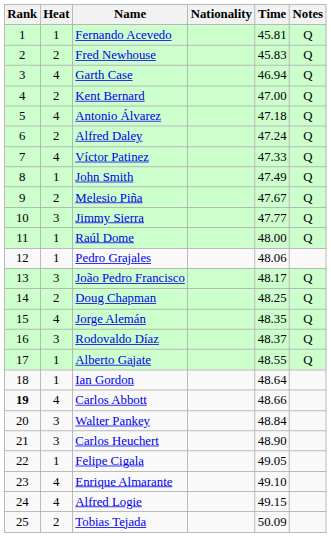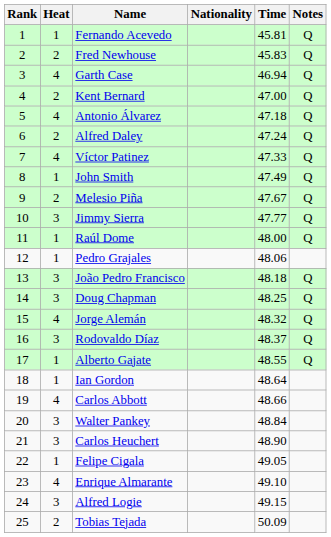(272, 278) 48.17 -> (272, 278) 48.18
(56, 298) 2 -> (56, 298) 3
(272, 319) 48.35 -> (272, 319) 48.32
(22, 400) bold -> (22, 400) normal
(56, 501) 4 -> (56, 501) 3
